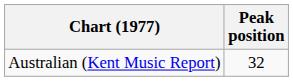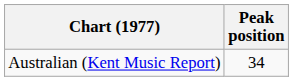(256, 62) 32 -> (256, 62) 34
